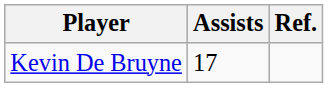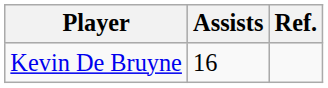(205, 62) 17 -> (205, 62) 16
